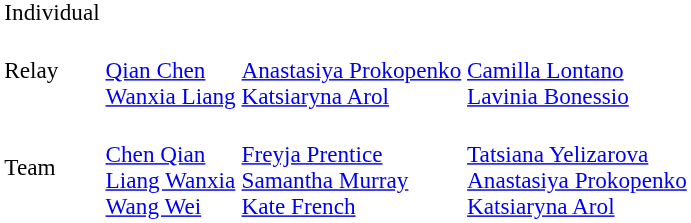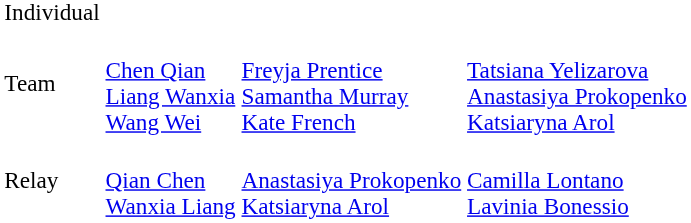rows swapped: (30, 167) <-> (31, 70)
